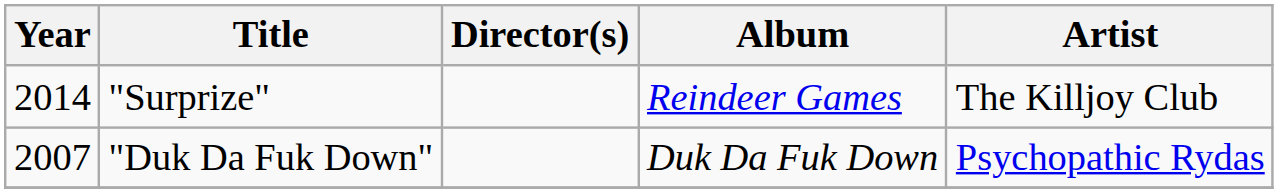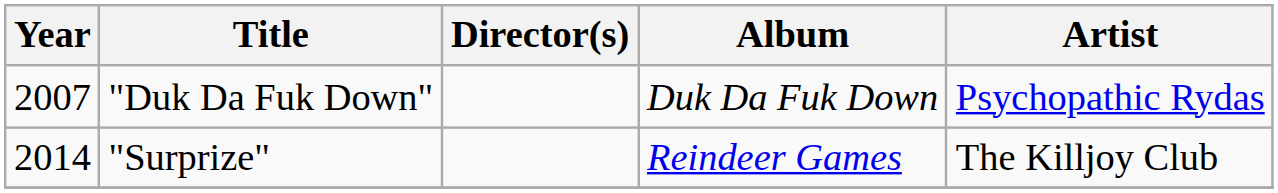rows swapped: (271, 156) <-> (189, 95)
